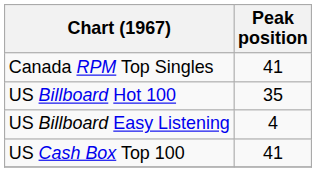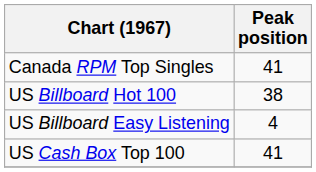(273, 95) 35 -> (273, 95) 38
